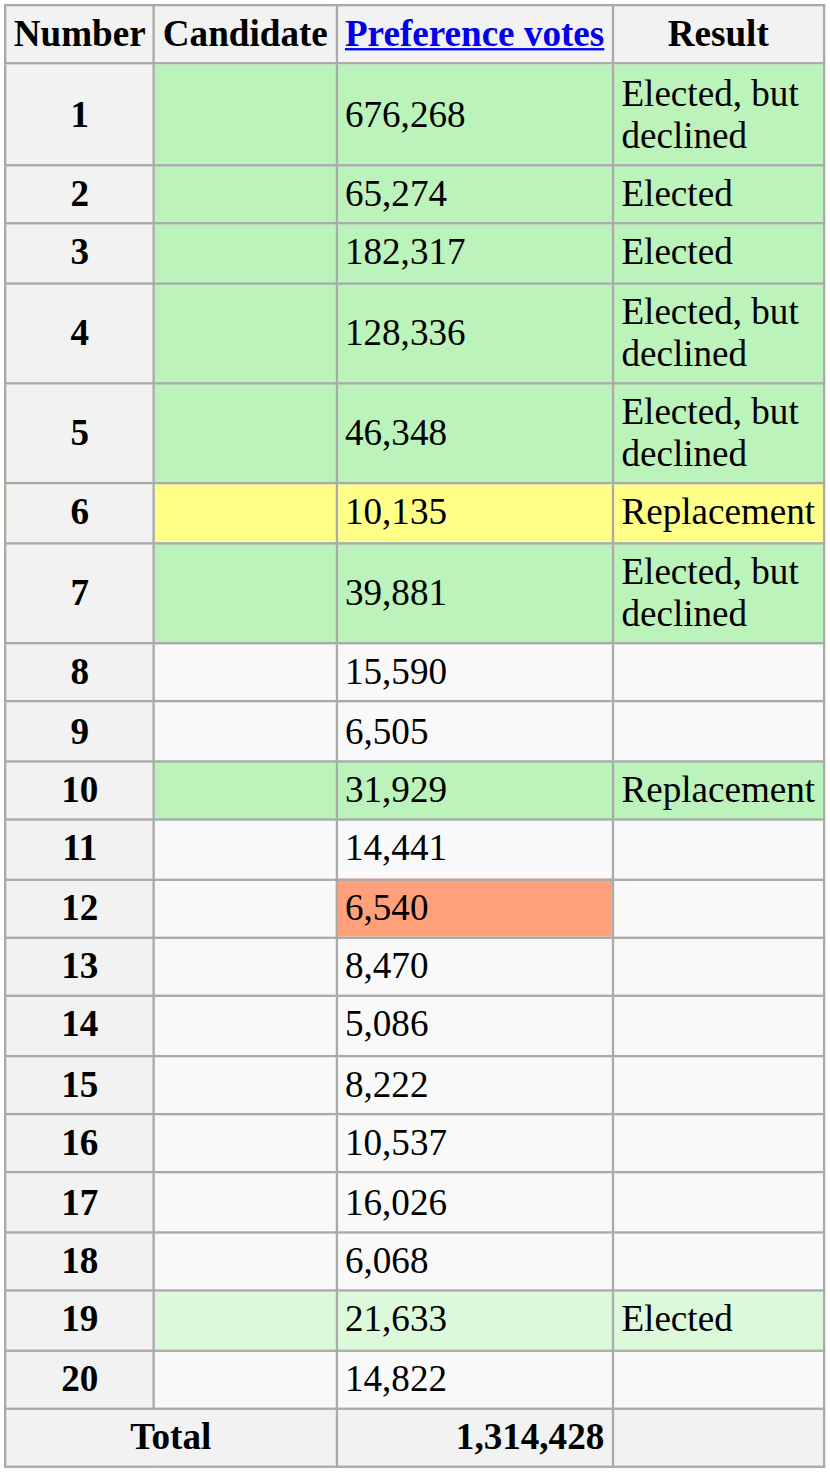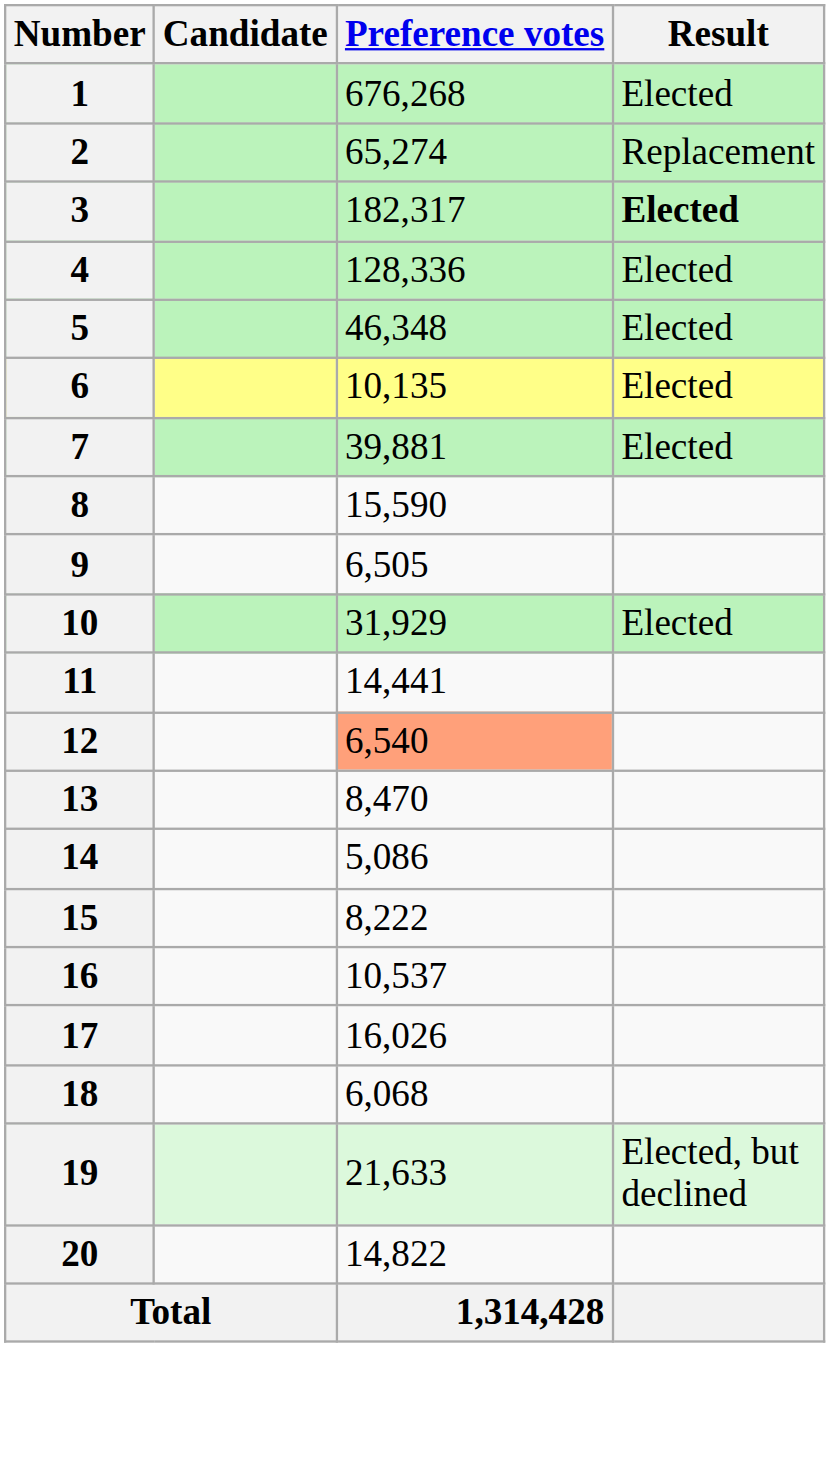(710, 113) Elected, but declined -> (677, 92) Elected
(677, 193) Elected -> (718, 151) Replacement
(677, 252) normal -> (680, 210) bold
(710, 332) Elected, but declined -> (677, 269) Elected
(710, 432) Elected, but declined -> (677, 328) Elected
(718, 512) Replacement -> (677, 387) Elected
(710, 592) Elected, but declined -> (677, 446) Elected
(718, 789) Replacement -> (677, 622) Elected
(677, 1319) Elected -> (710, 1173) Elected, but declined
